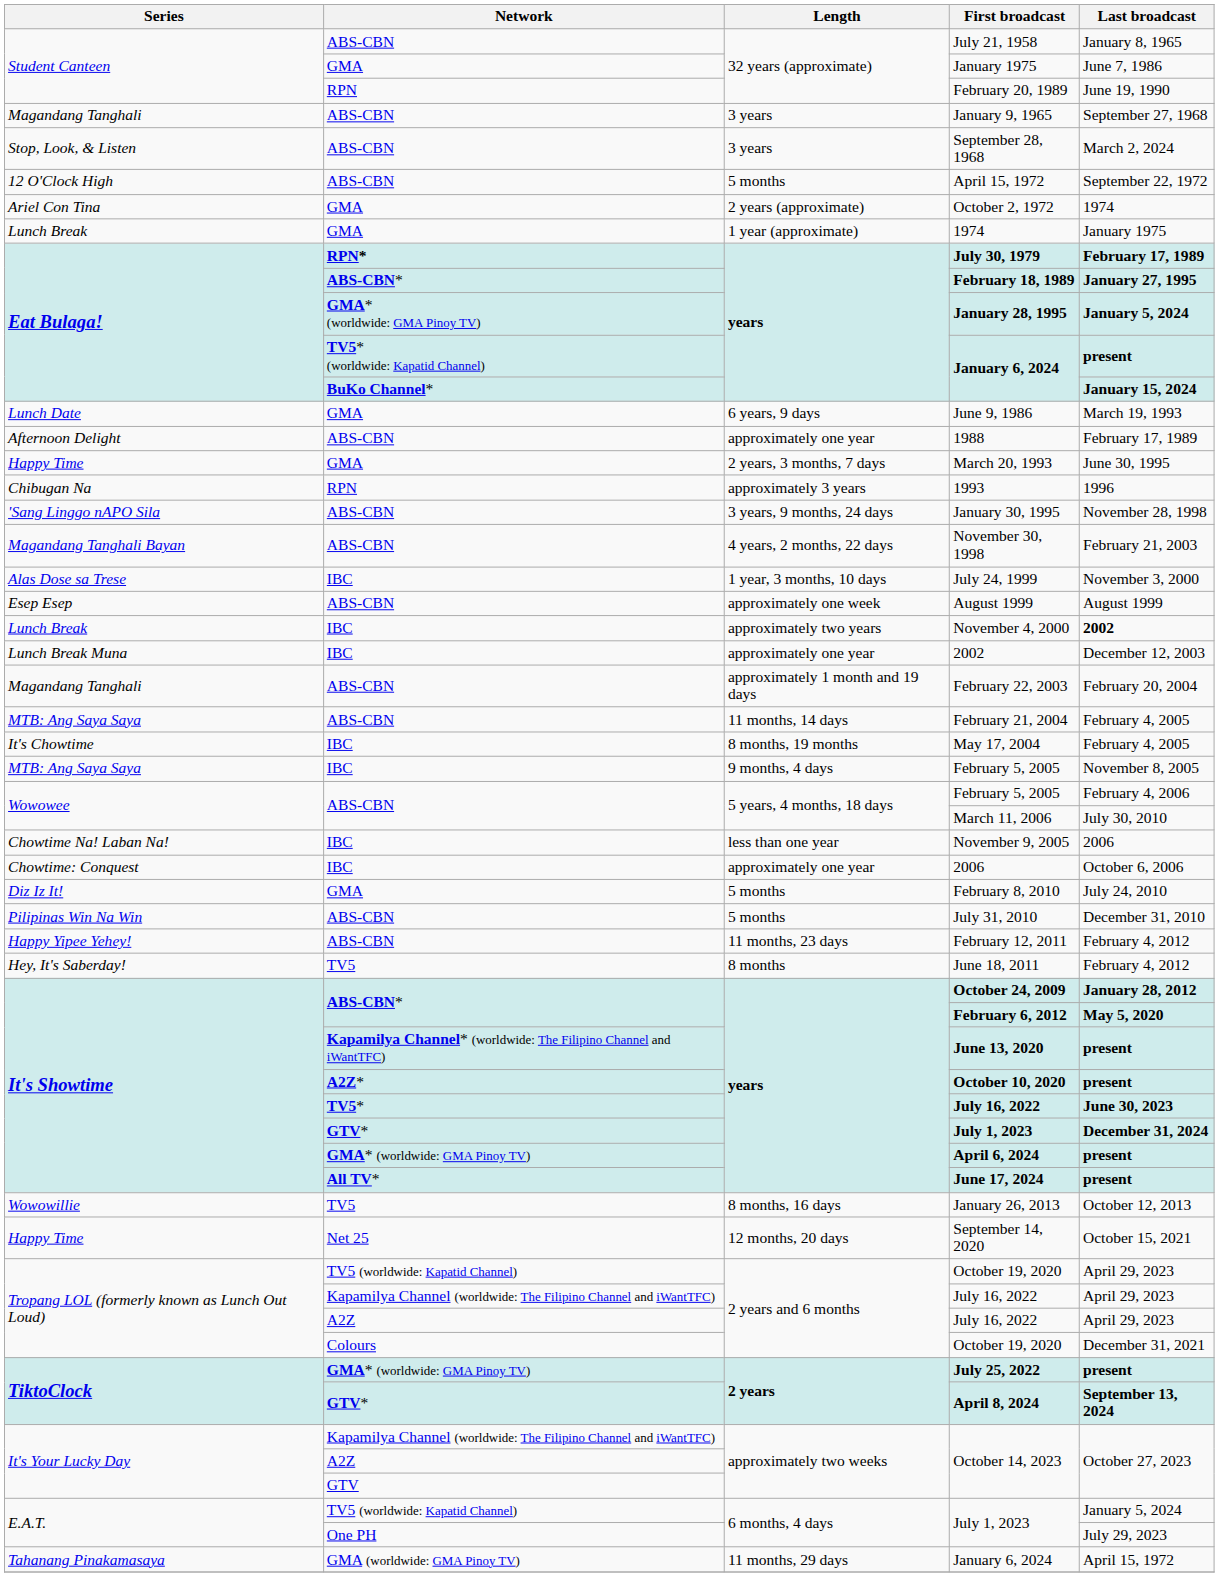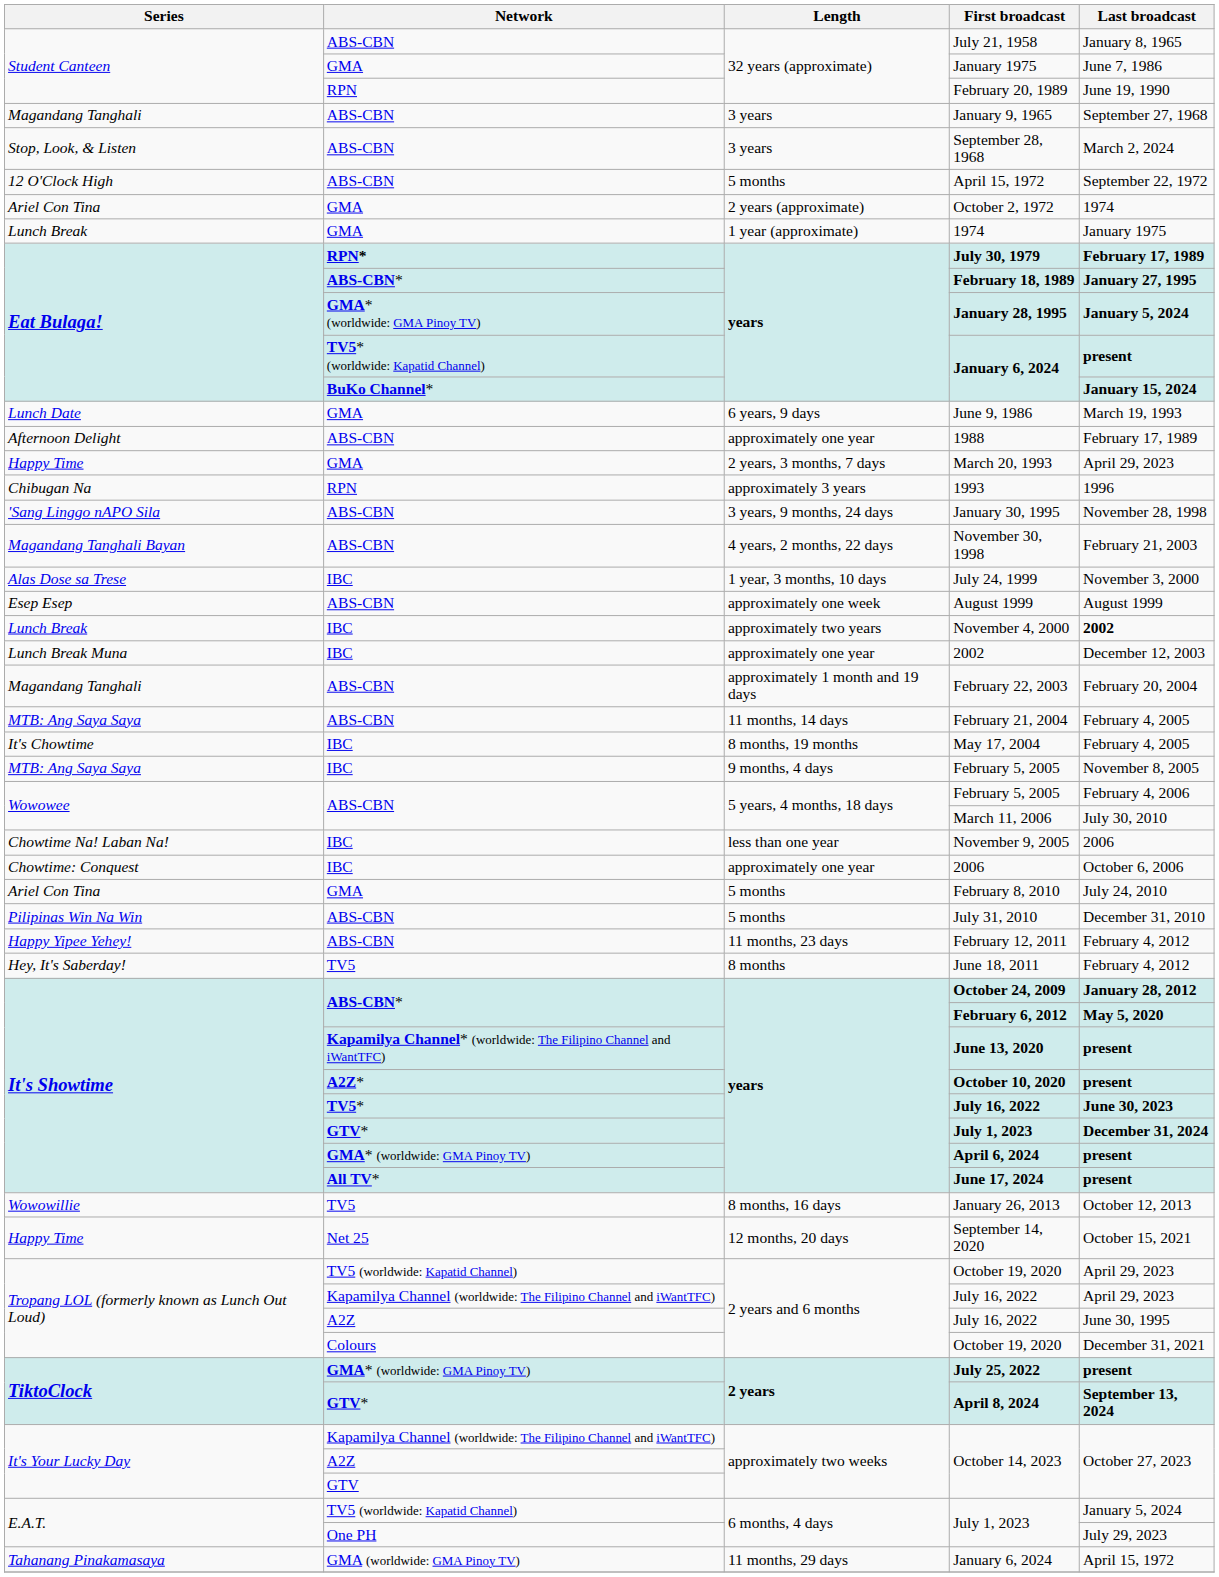(1126, 463) June 30, 1995 -> (1129, 463) April 29, 2023
(36, 891) Diz Iz It! -> (54, 891) Ariel Con Tina
(1129, 1320) April 29, 2023 -> (1126, 1320) June 30, 1995
